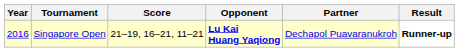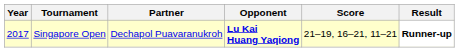columns swapped: (341, 13) <-> (157, 13)
(18, 34) 2016 -> (18, 34) 2017
